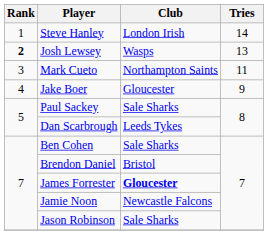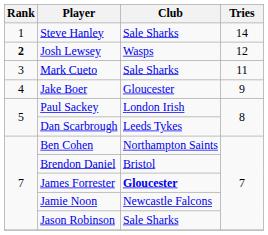(154, 32) London Irish -> (151, 32) Sale Sharks
(242, 51) 13 -> (242, 51) 12
(170, 70) Northampton Saints -> (151, 70) Sale Sharks
(151, 107) Sale Sharks -> (154, 107) London Irish
(151, 145) Sale Sharks -> (170, 145) Northampton Saints
